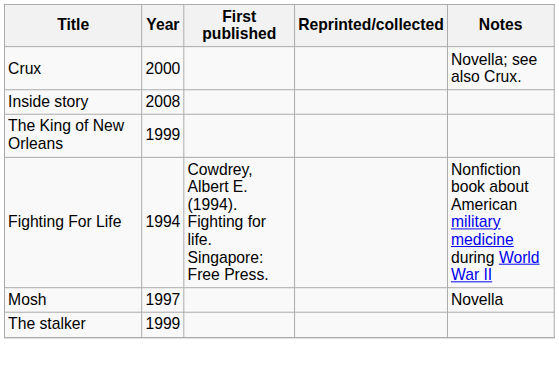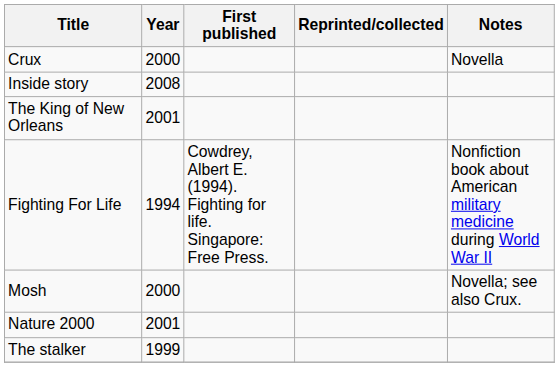(494, 68) Novella; see also Crux. -> (477, 59) Novella
(163, 135) 1999 -> (163, 117) 2001
(163, 300) 1997 -> (163, 291) 2000
(477, 300) Novella -> (494, 291) Novella; see also Crux.
+ row: (51, 324)
